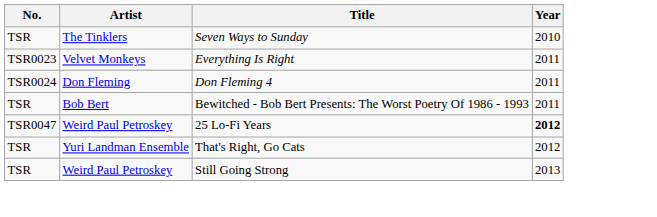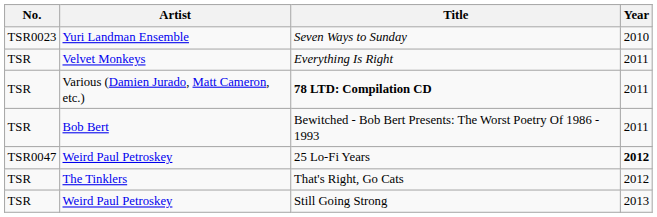(19, 37) TSR -> (32, 37) TSR0023
(95, 37) The Tinklers -> (126, 37) Yuri Landman Ensemble
(32, 59) TSR0023 -> (19, 59) TSR
- row: (234, 81)
+ row: (363, 89)
(126, 147) Yuri Landman Ensemble -> (95, 179) The Tinklers
